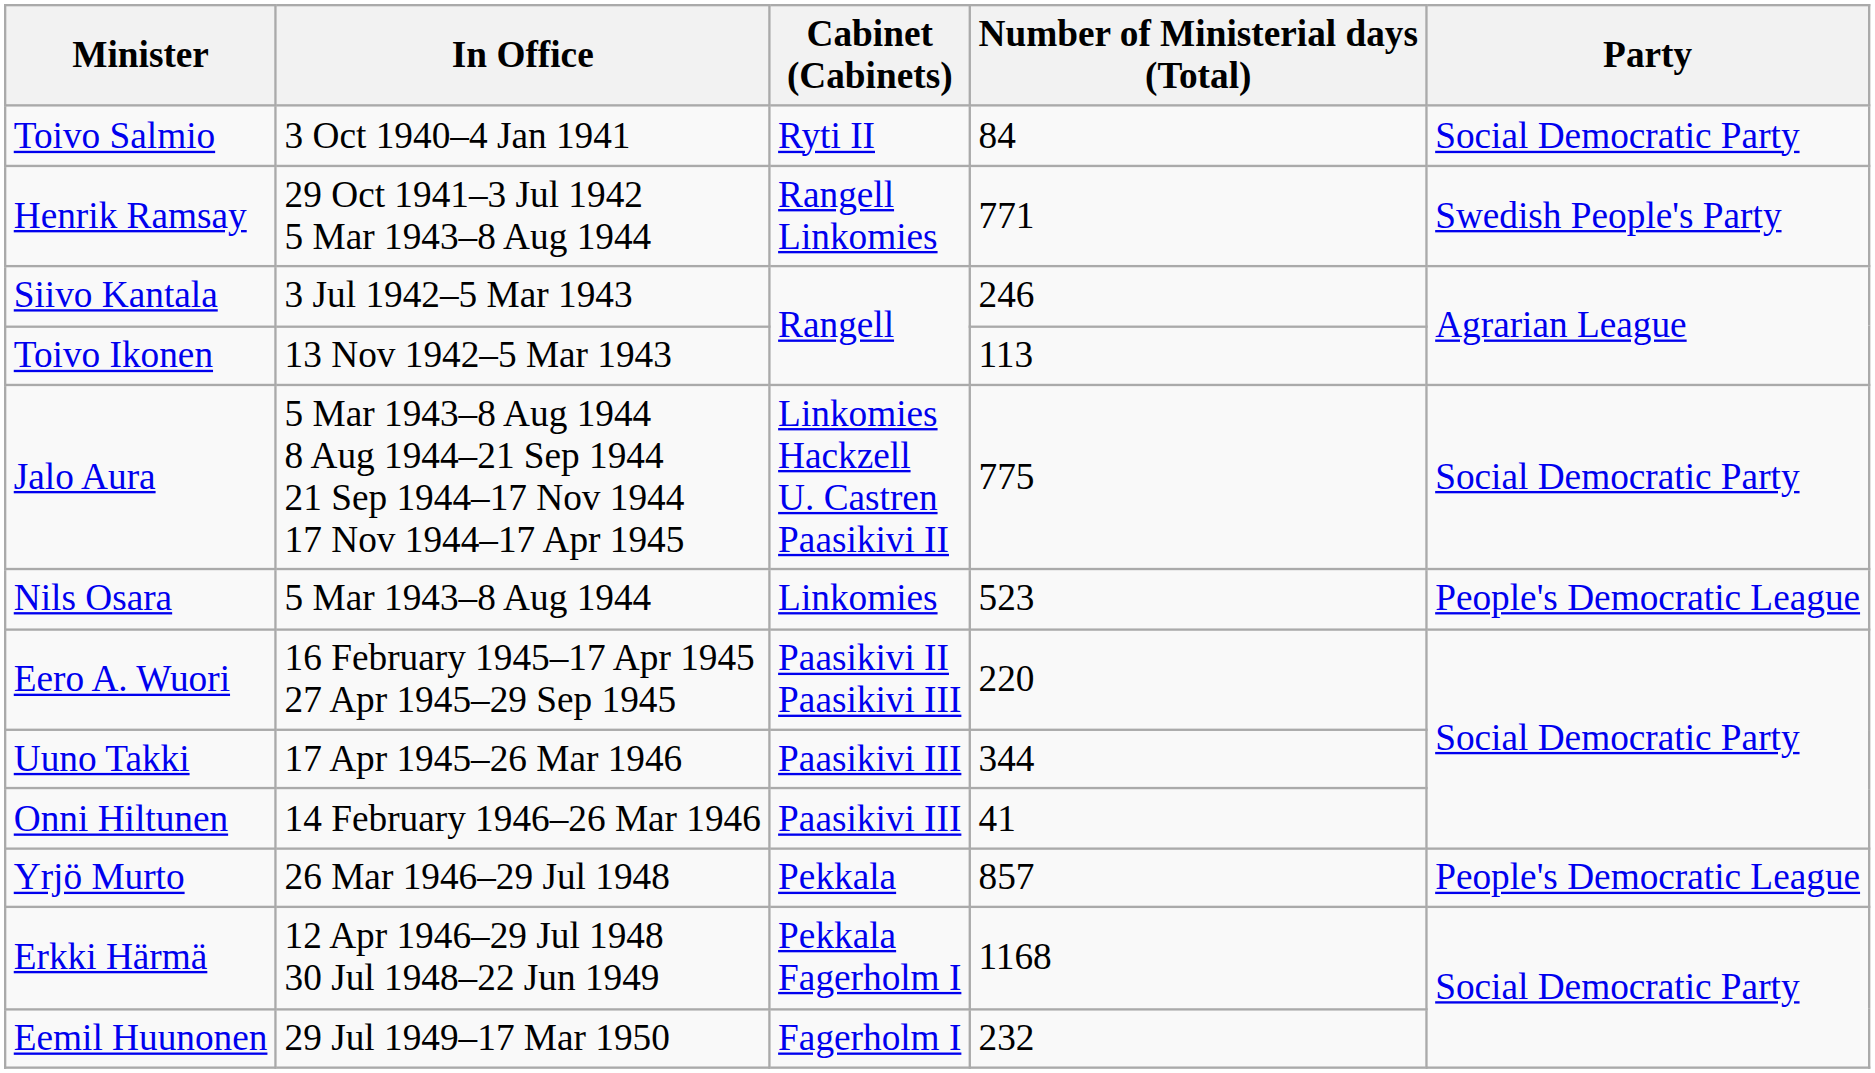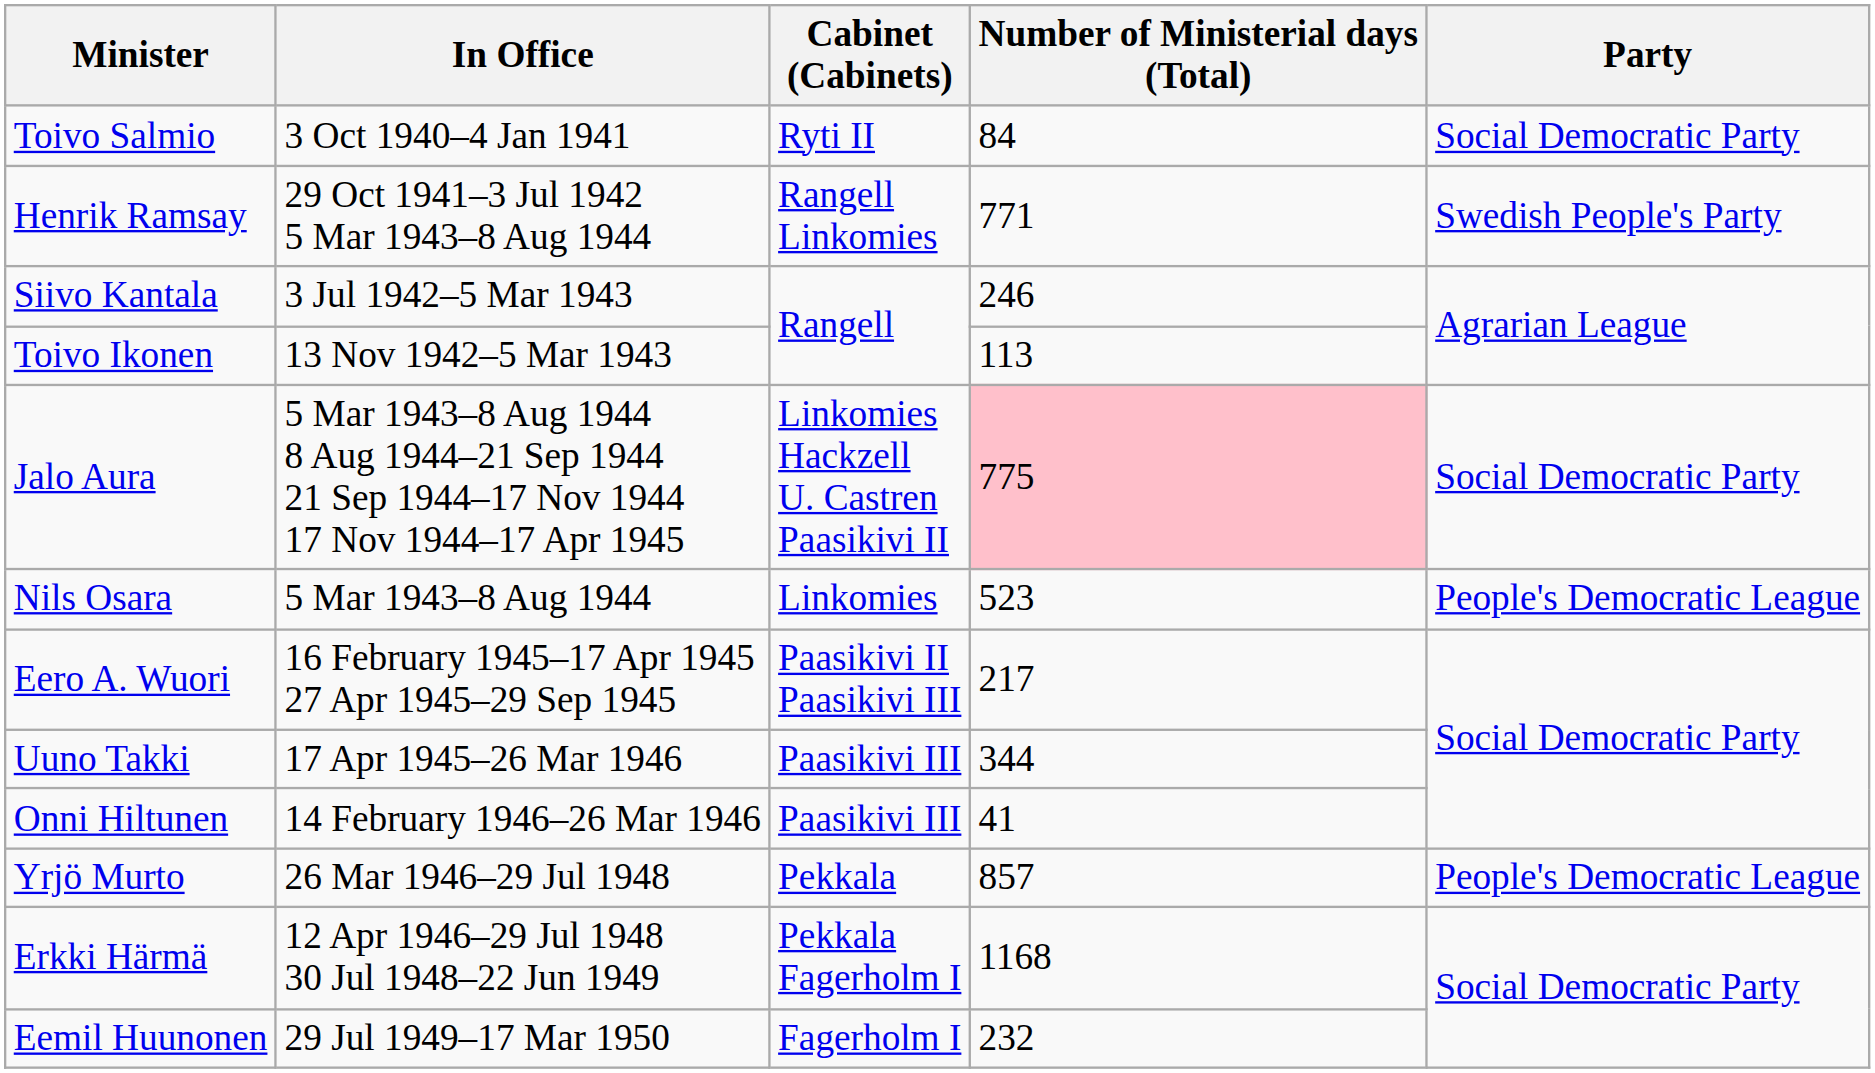(1007, 476) no background -> (1007, 476) pink background
(1007, 678) 220 -> (1007, 678) 217
